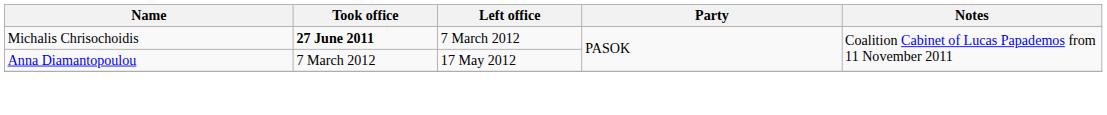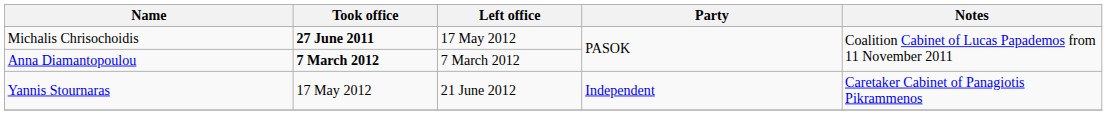(480, 37) 7 March 2012 -> (478, 37) 17 May 2012
(336, 60) normal -> (338, 60) bold
(478, 60) 17 May 2012 -> (480, 60) 7 March 2012
+ row: (59, 90)
